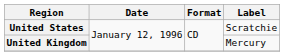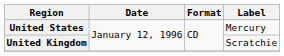(252, 28) Scratchie -> (246, 28) Mercury
(246, 43) Mercury -> (252, 43) Scratchie
